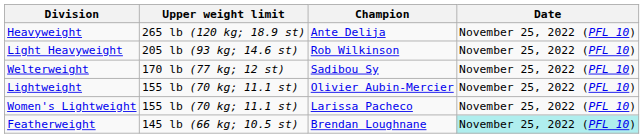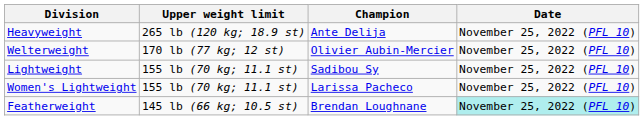- row: (65, 51)
(345, 69) Sadibou Sy -> (382, 51) Olivier Aubin-Mercier
(382, 87) Olivier Aubin-Mercier -> (345, 69) Sadibou Sy
